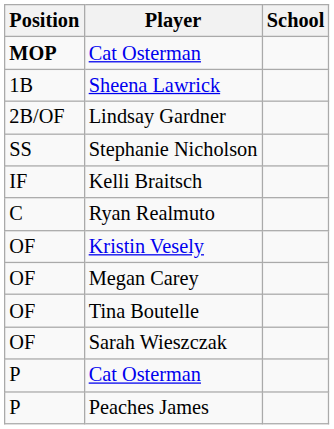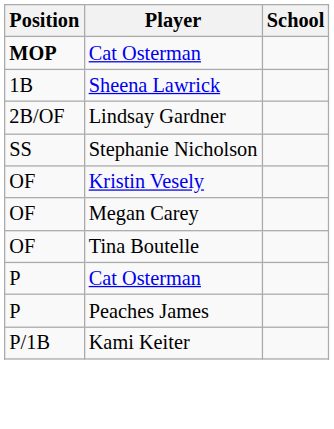- row: (18, 181)
- row: (16, 213)
- row: (22, 342)
+ row: (30, 342)
